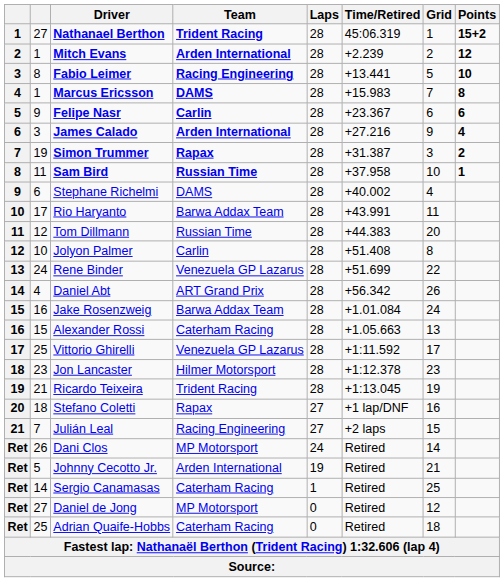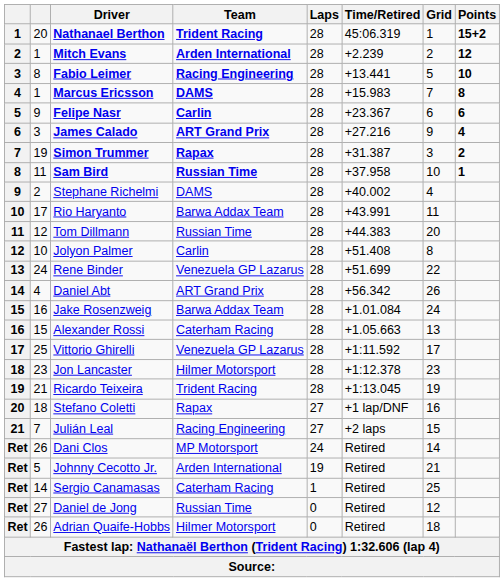(40, 34) 27 -> (40, 34) 20
(233, 132) Arden International -> (223, 132) ART Grand Prix
(37, 191) 6 -> (37, 191) 2
(217, 507) MP Motorsport -> (214, 507) Russian Time
(40, 527) 25 -> (40, 527) 26
(225, 527) Caterham Racing -> (226, 527) Hilmer Motorsport
